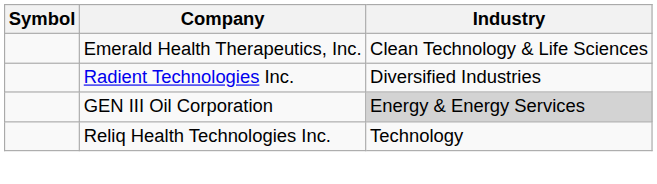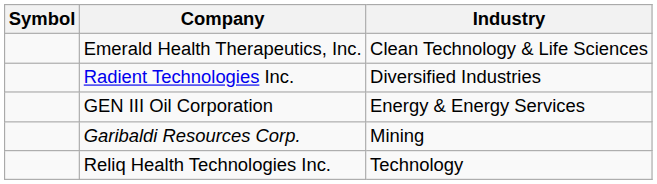(477, 106) lightgrey background -> (477, 106) no background
+ row: (192, 135)
